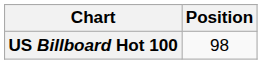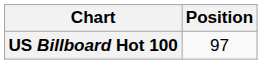(219, 45) 98 -> (219, 45) 97
